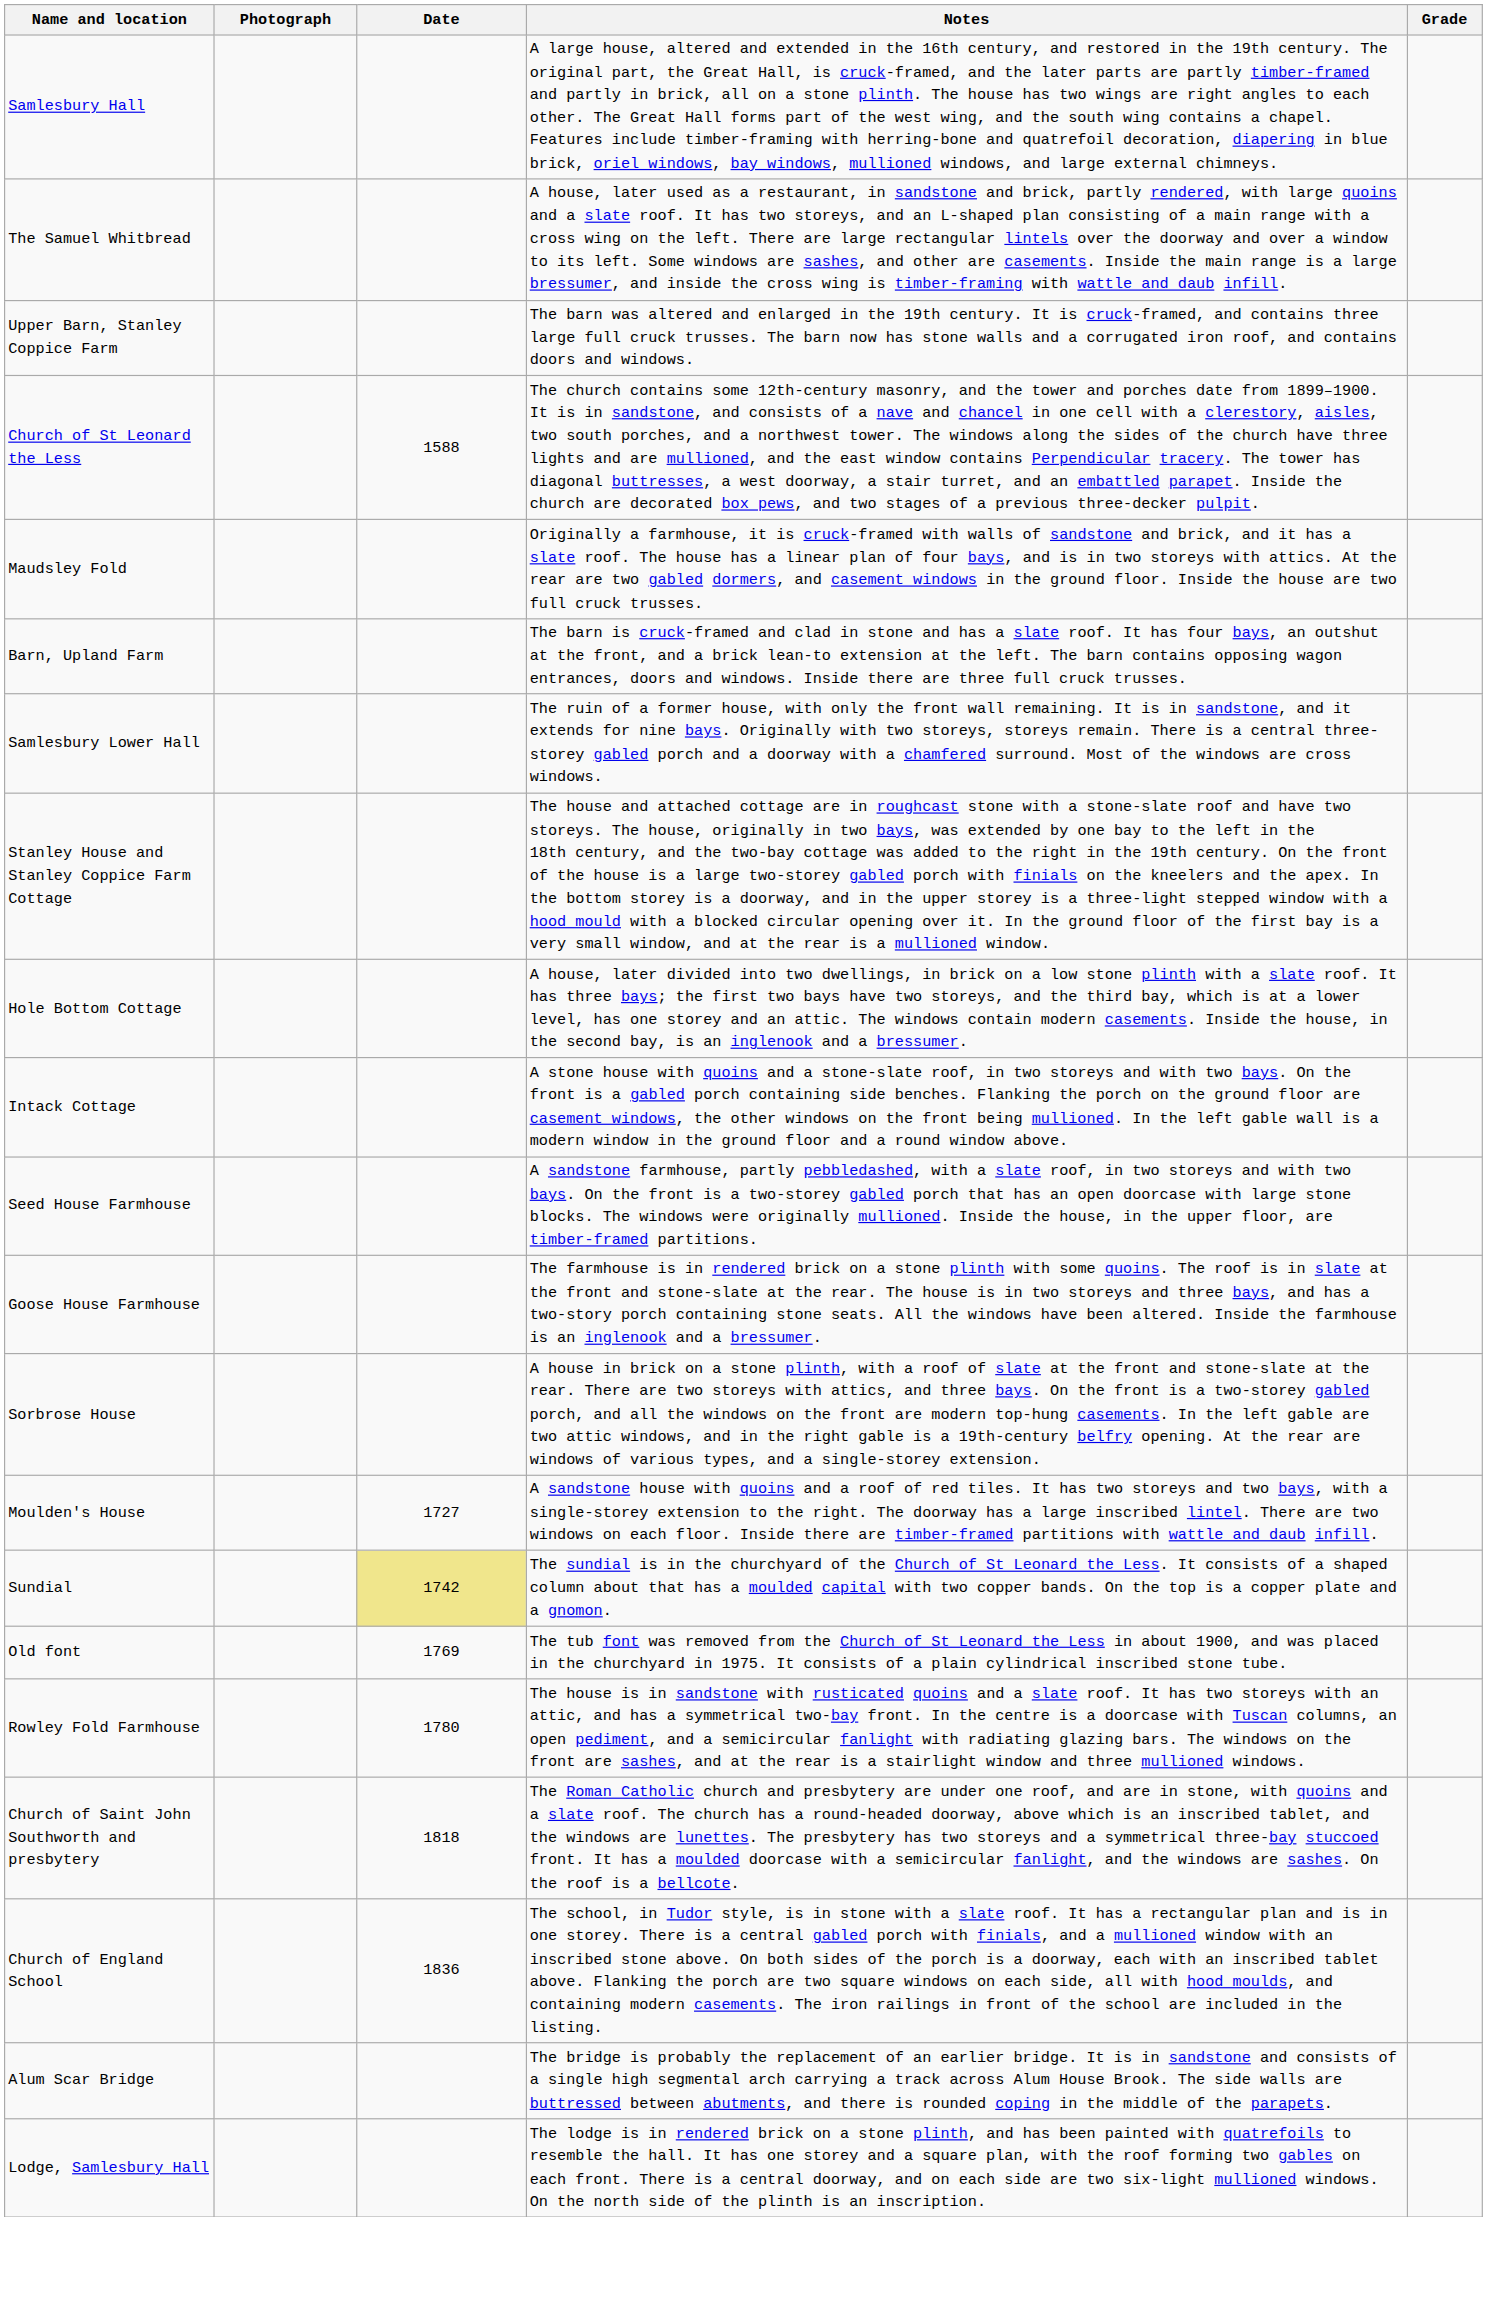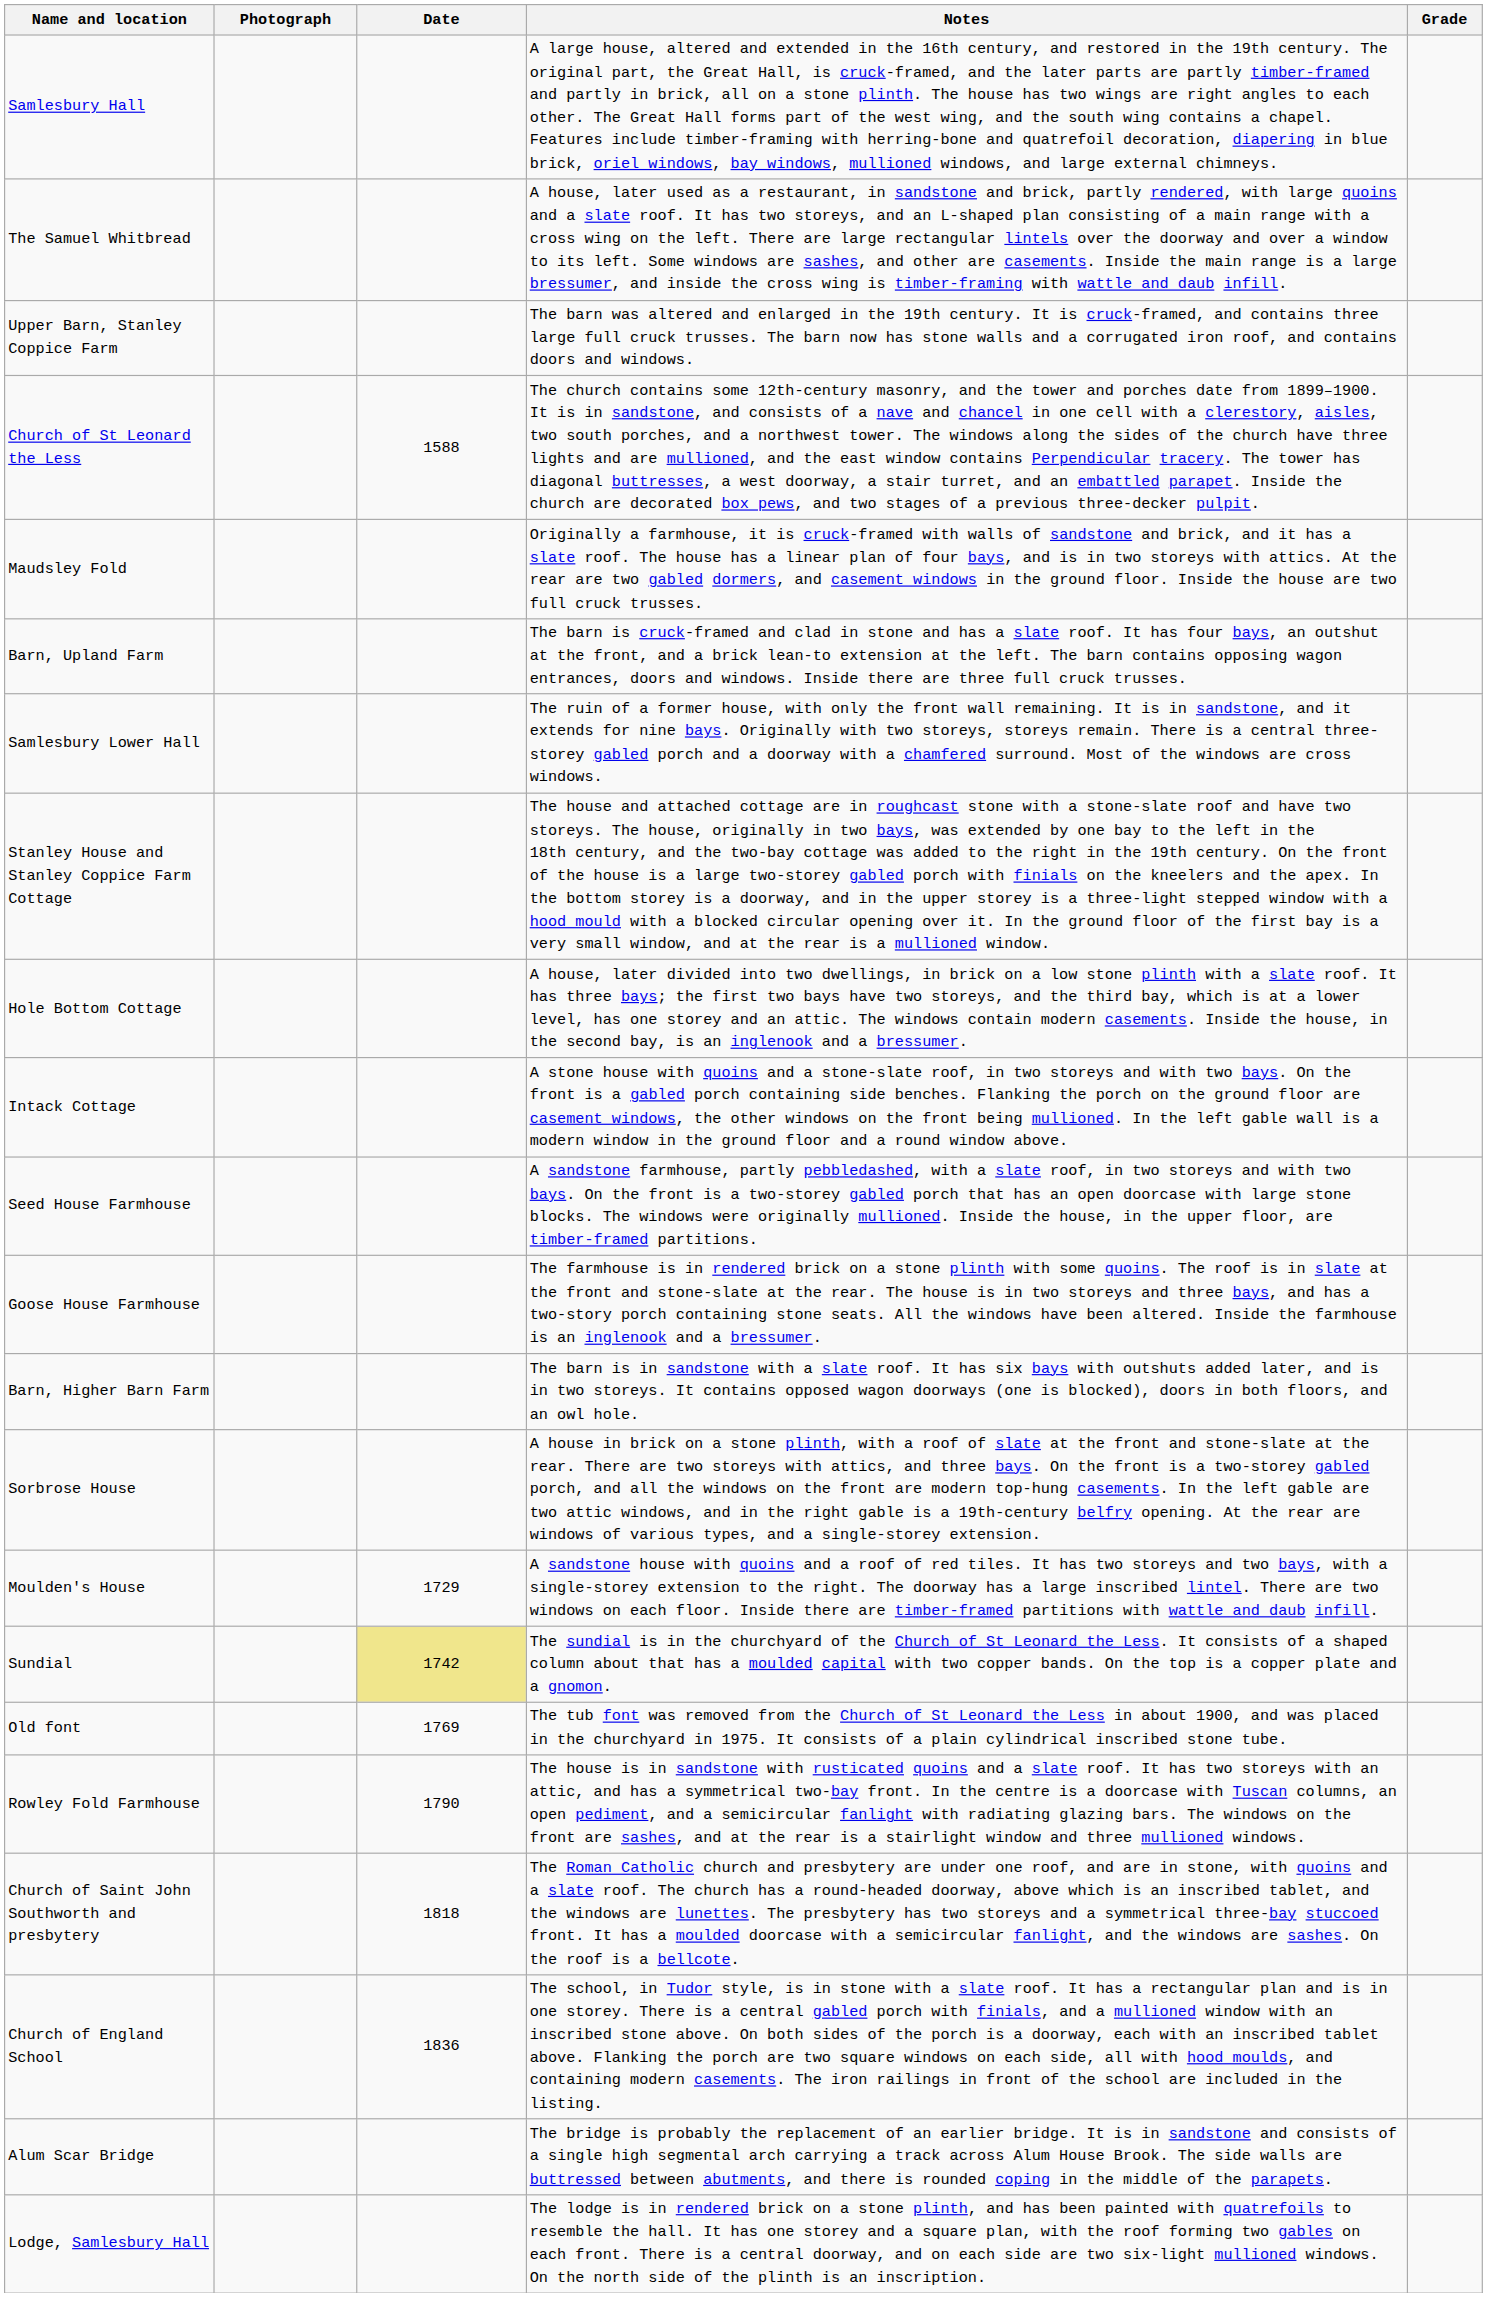+ row: (109, 1391)
(441, 1512) 1727 -> (441, 1588) 1729
(441, 1728) 1780 -> (441, 1804) 1790
